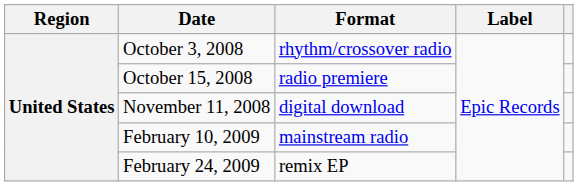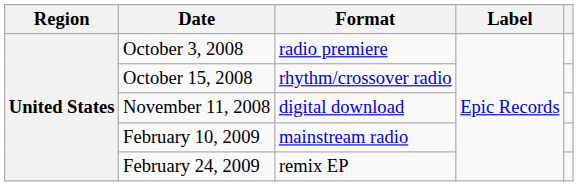(365, 48) rhythm/crossover radio -> (333, 48) radio premiere
(333, 78) radio premiere -> (365, 78) rhythm/crossover radio
